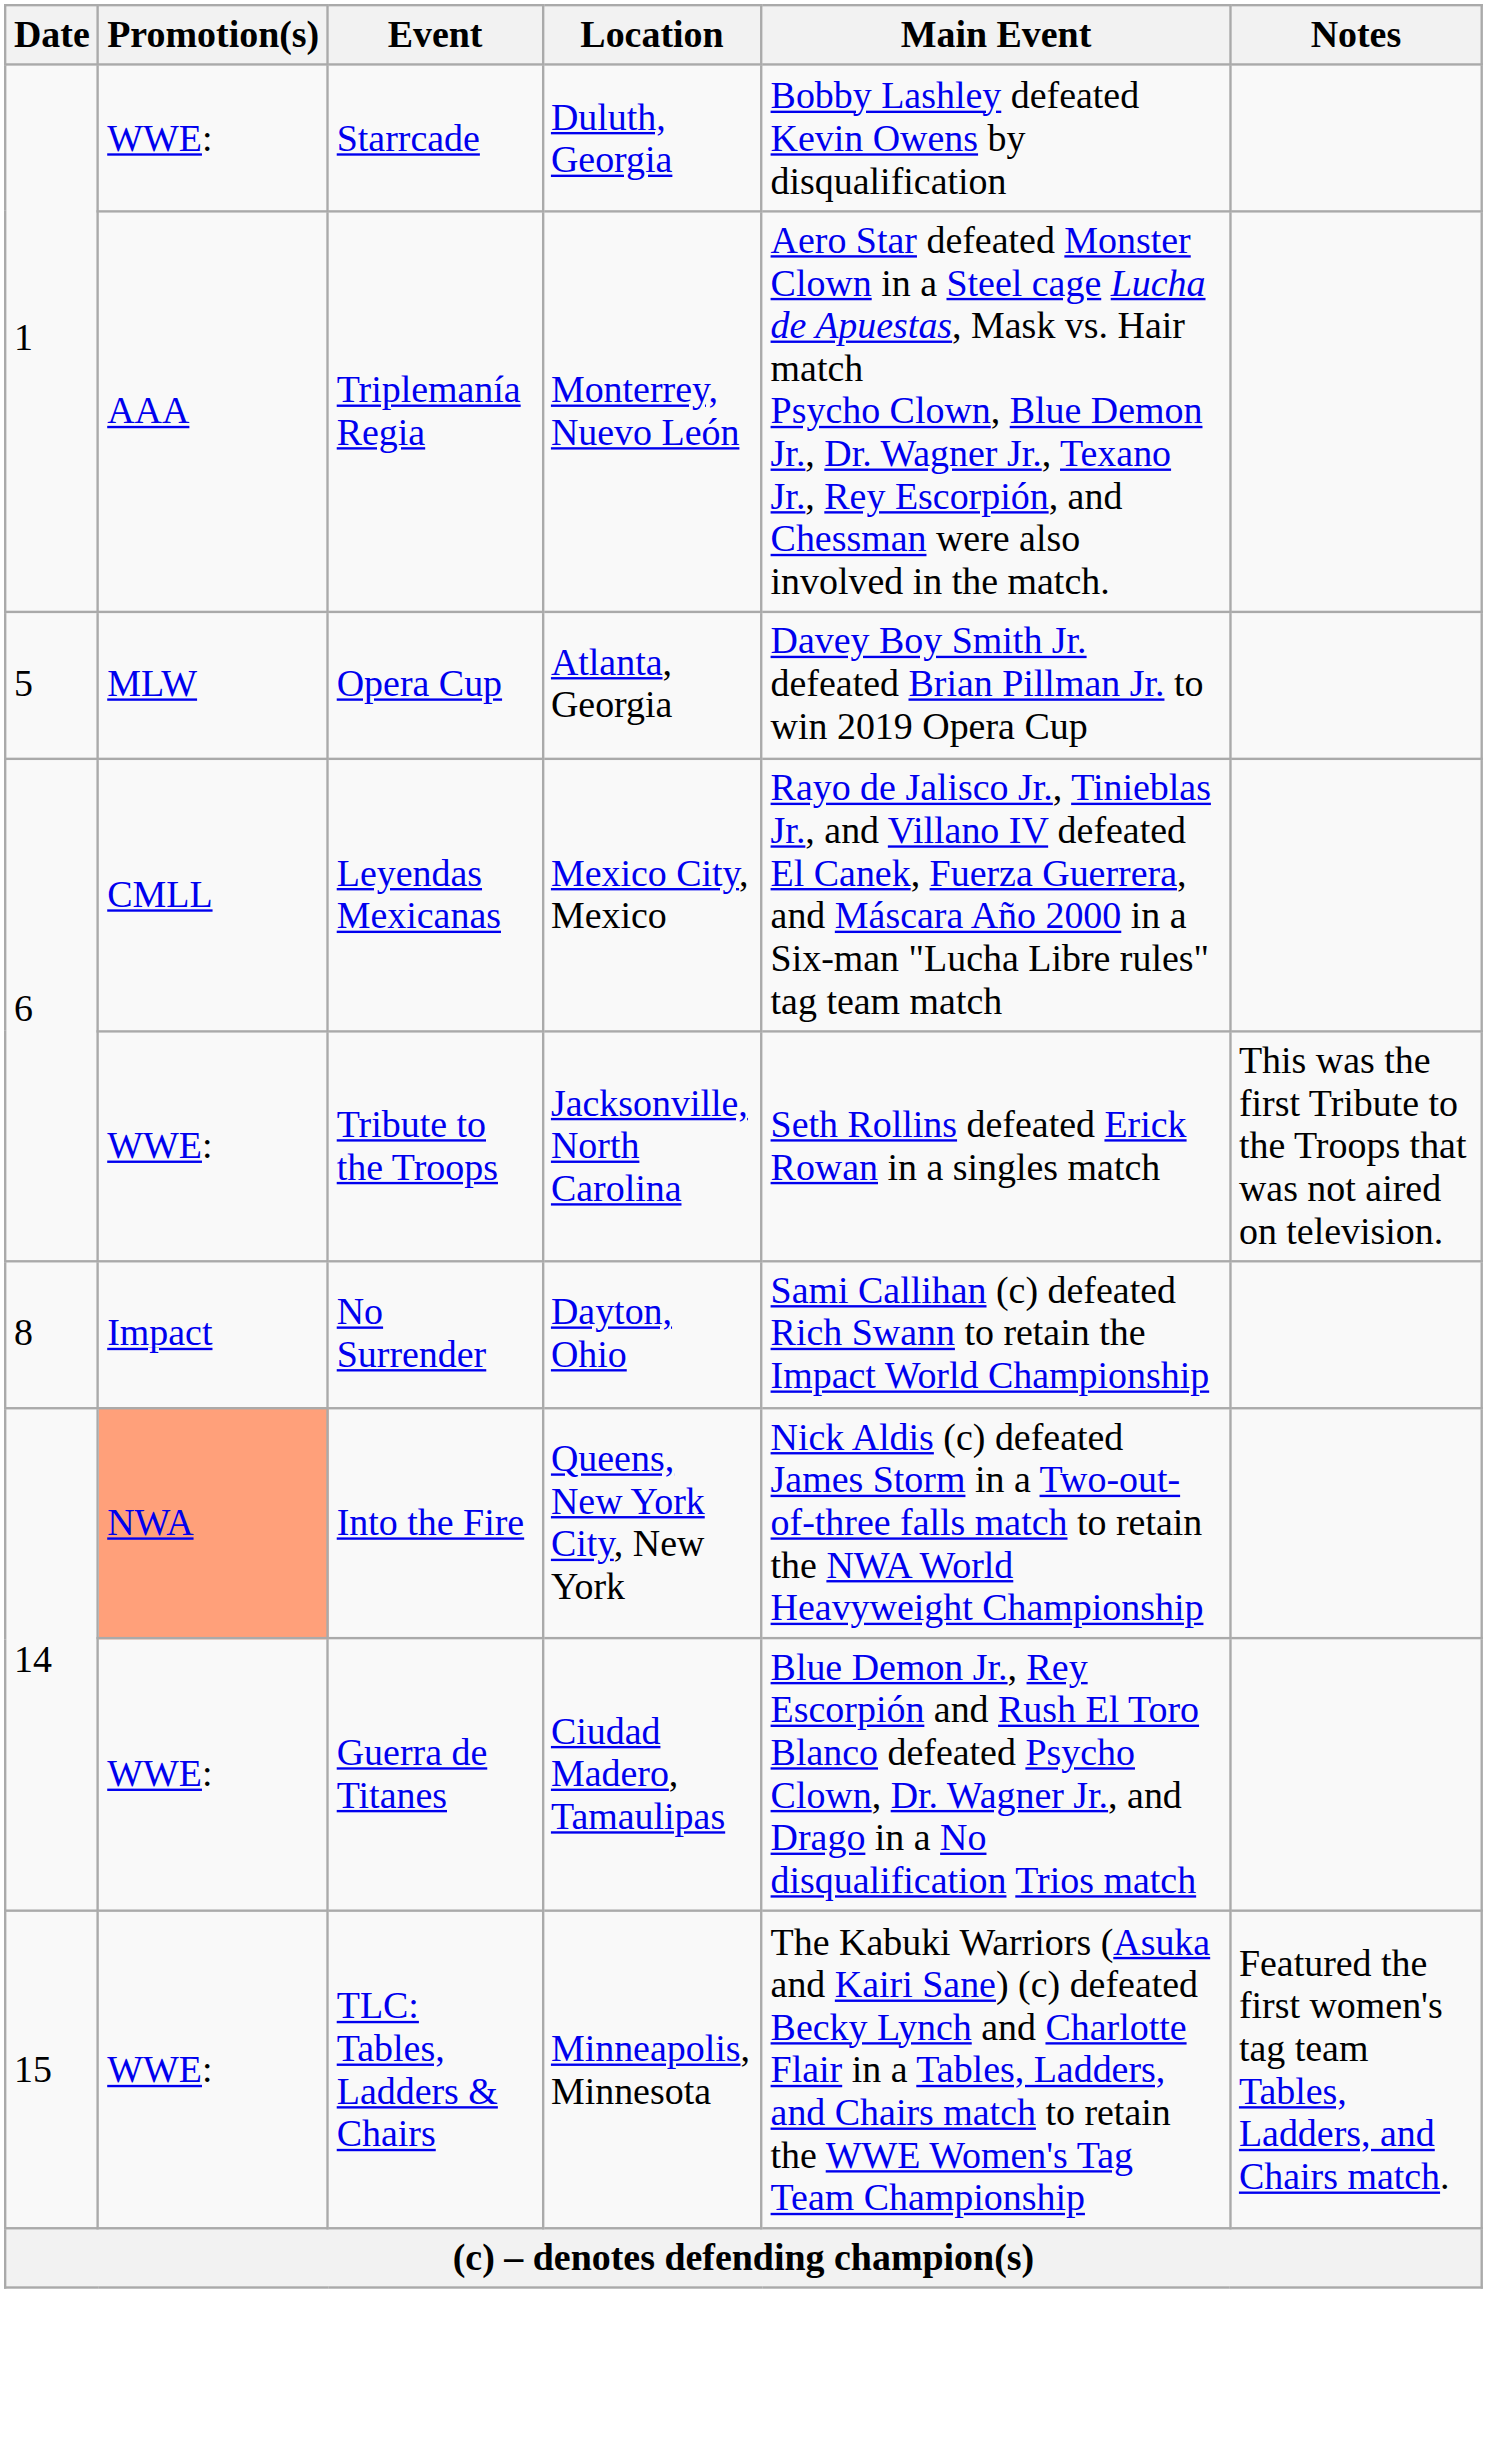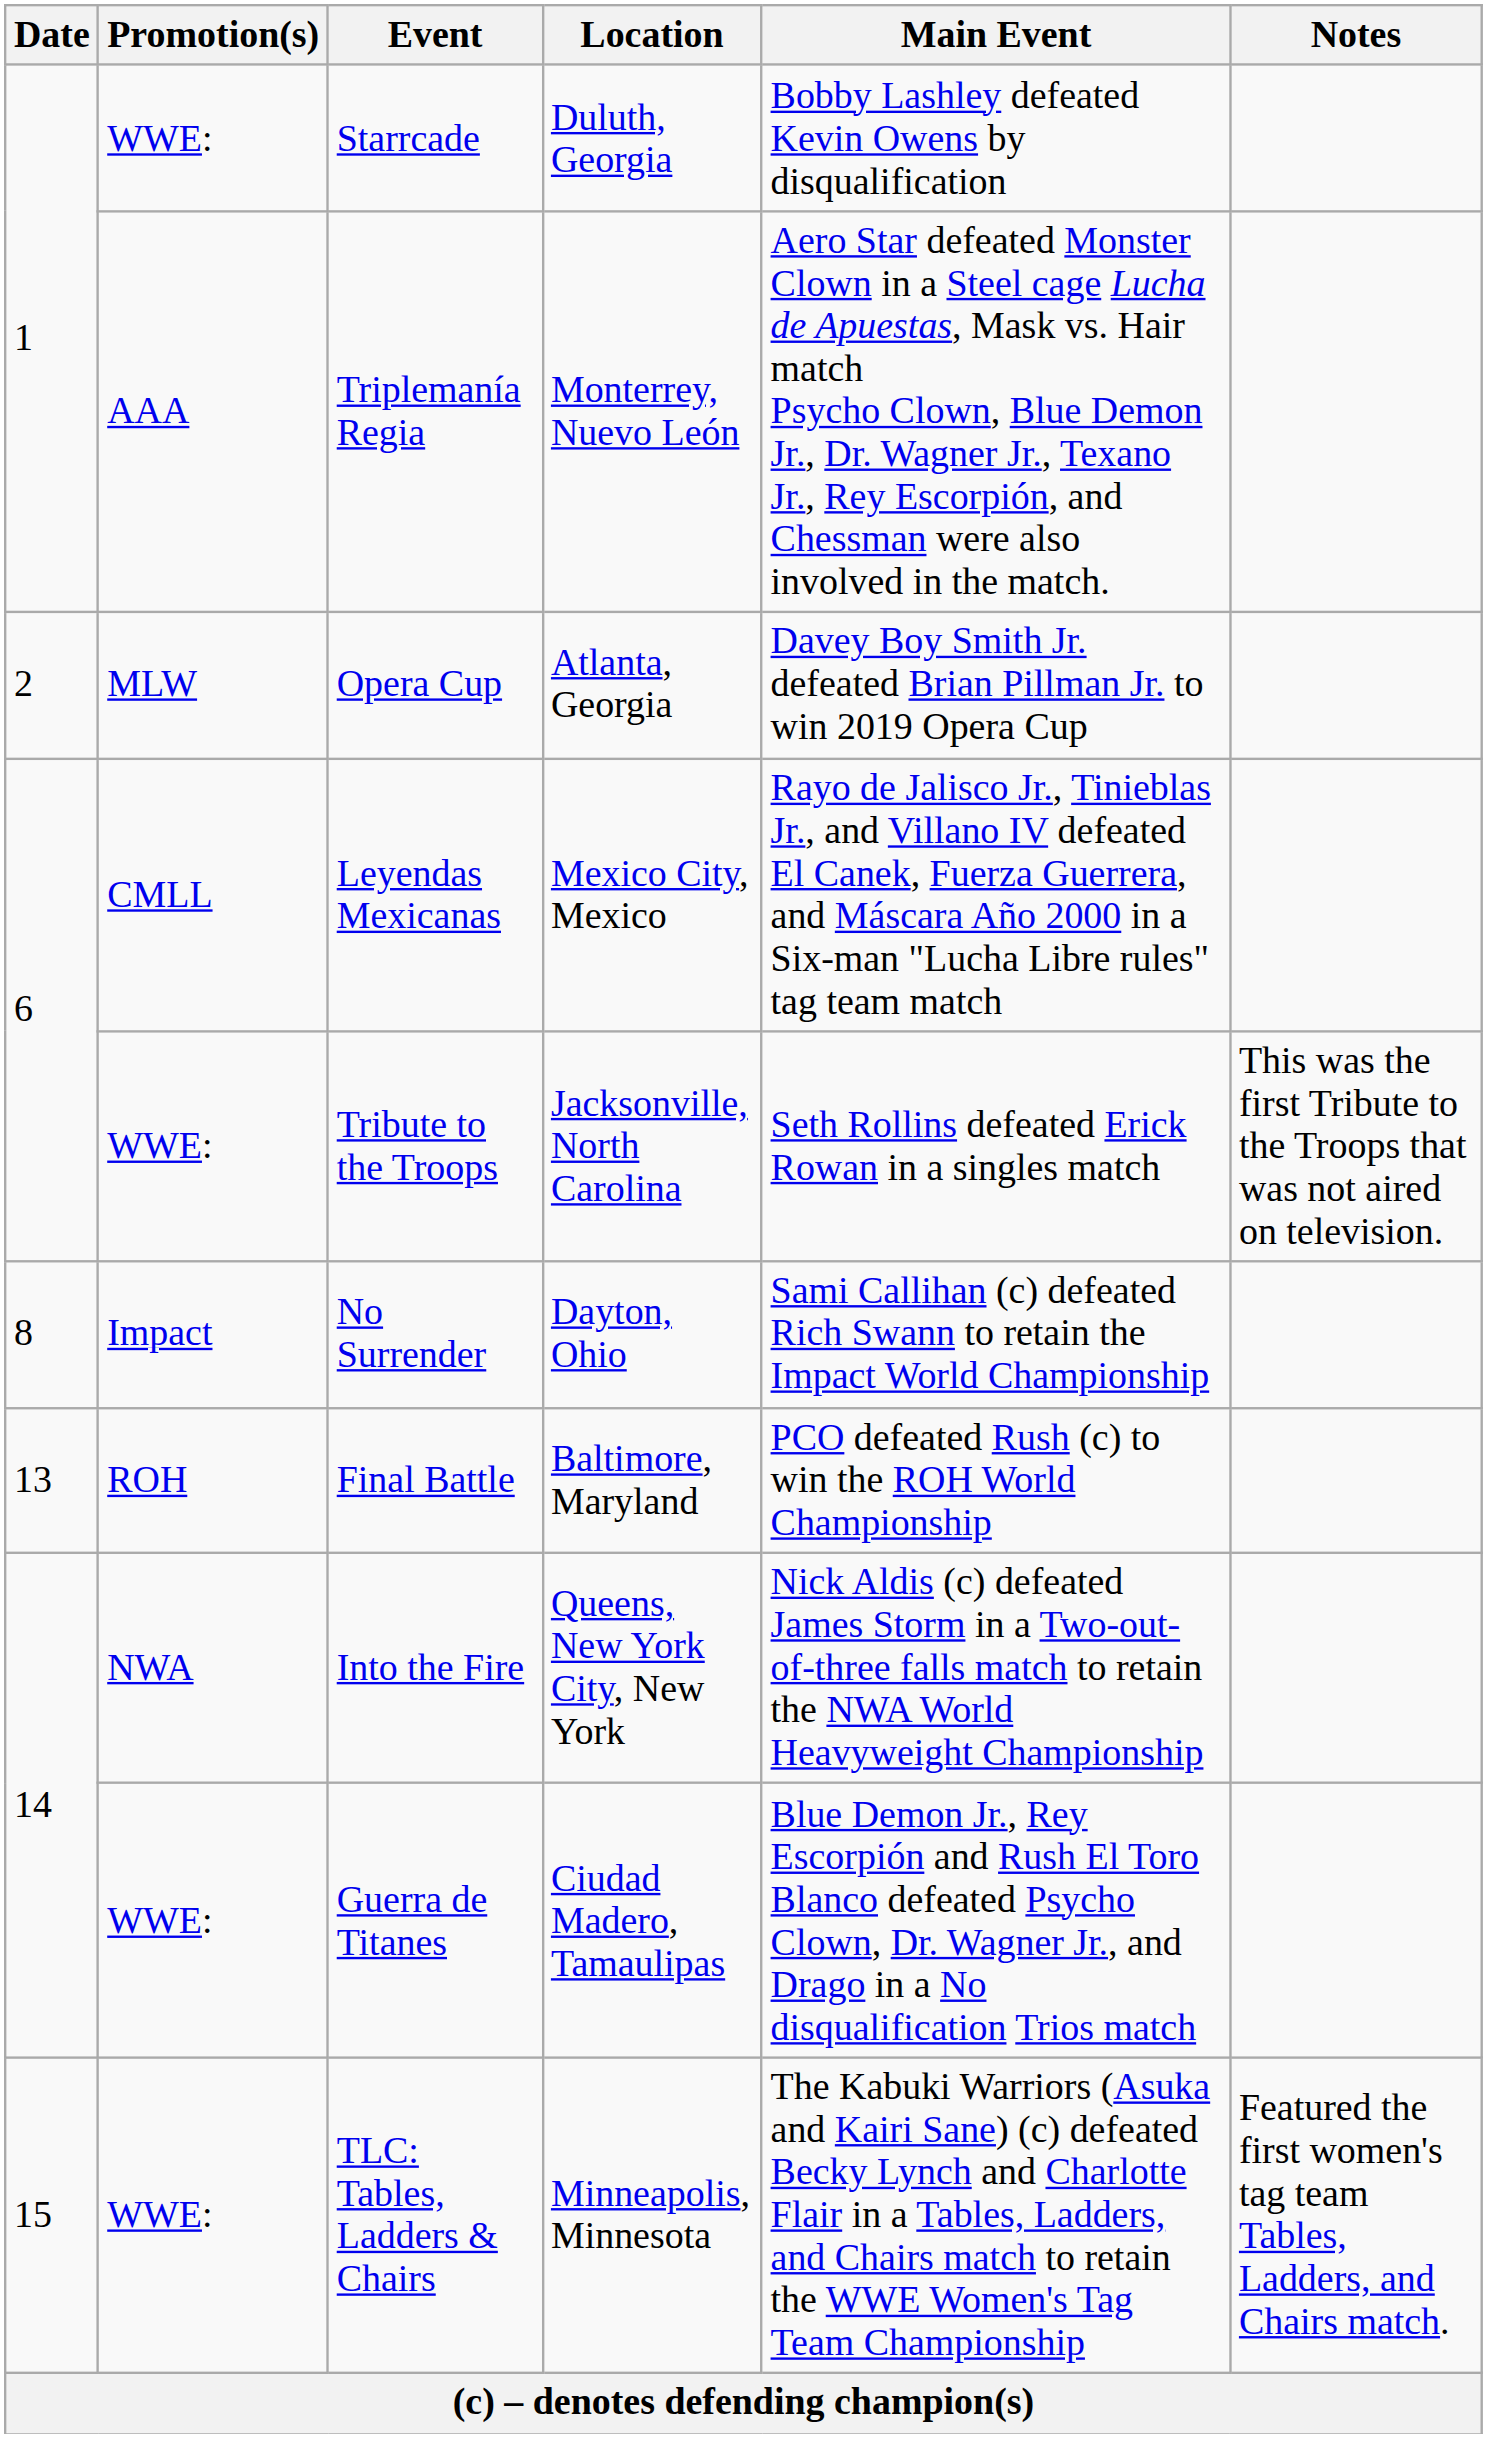(23, 684) 5 -> (23, 684) 2
+ row: (426, 1479)
(150, 1522) lightsalmon background -> (150, 1667) no background
